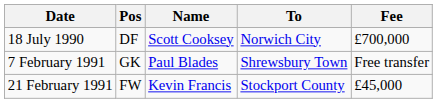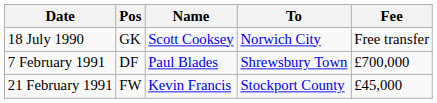(129, 39) DF -> (130, 39) GK
(382, 39) £700,000 -> (392, 39) Free transfer
(130, 62) GK -> (129, 62) DF
(392, 62) Free transfer -> (382, 62) £700,000
